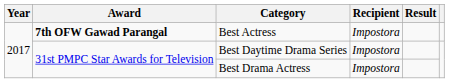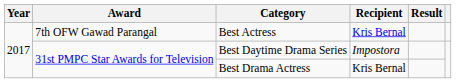(101, 31) bold -> (96, 31) normal
(376, 31) Impostora -> (379, 31) Kris Bernal
(376, 68) Impostora -> (379, 68) Kris Bernal
